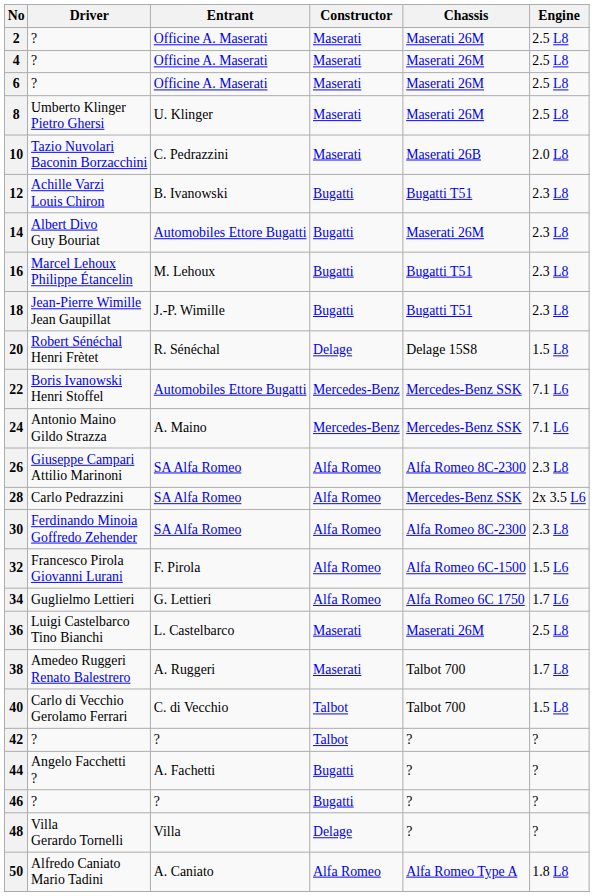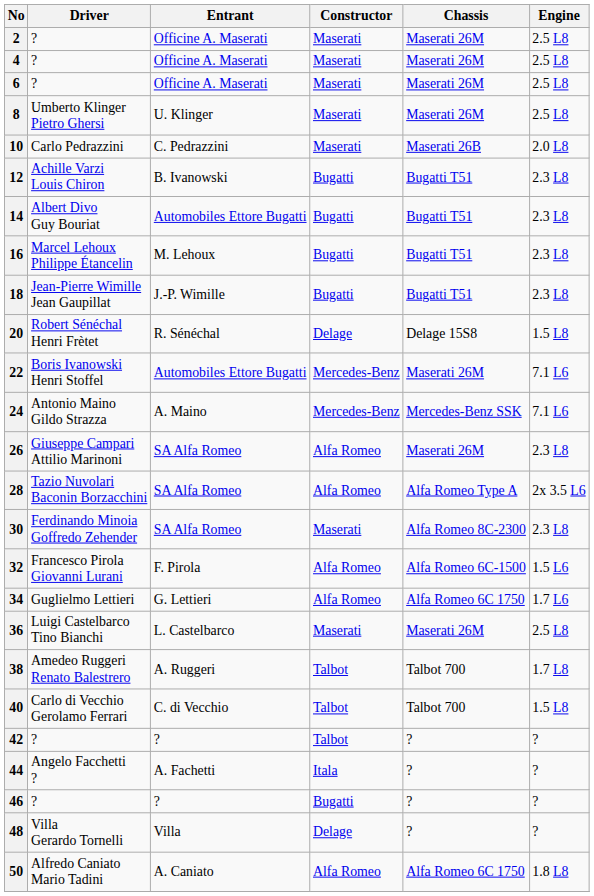(89, 154) Tazio Nuvolari Baconin Borzacchini -> (77, 146) Carlo Pedrazzini
(445, 233) Maserati 26M -> (439, 216) Bugatti T51
(464, 389) Mercedes-Benz SSK -> (445, 373) Maserati 26M
(466, 467) Alfa Romeo 8C-2300 -> (445, 451) Maserati 26M
(77, 498) Carlo Pedrazzini -> (89, 490) Tazio Nuvolari Baconin Borzacchini
(464, 498) Mercedes-Benz SSK -> (462, 490) Alfa Romeo Type A
(347, 529) Alfa Romeo -> (337, 529) Maserati
(337, 669) Maserati -> (331, 669) Talbot
(333, 770) Bugatti -> (325, 770) Itala
(462, 871) Alfa Romeo Type A -> (465, 871) Alfa Romeo 6C 1750
